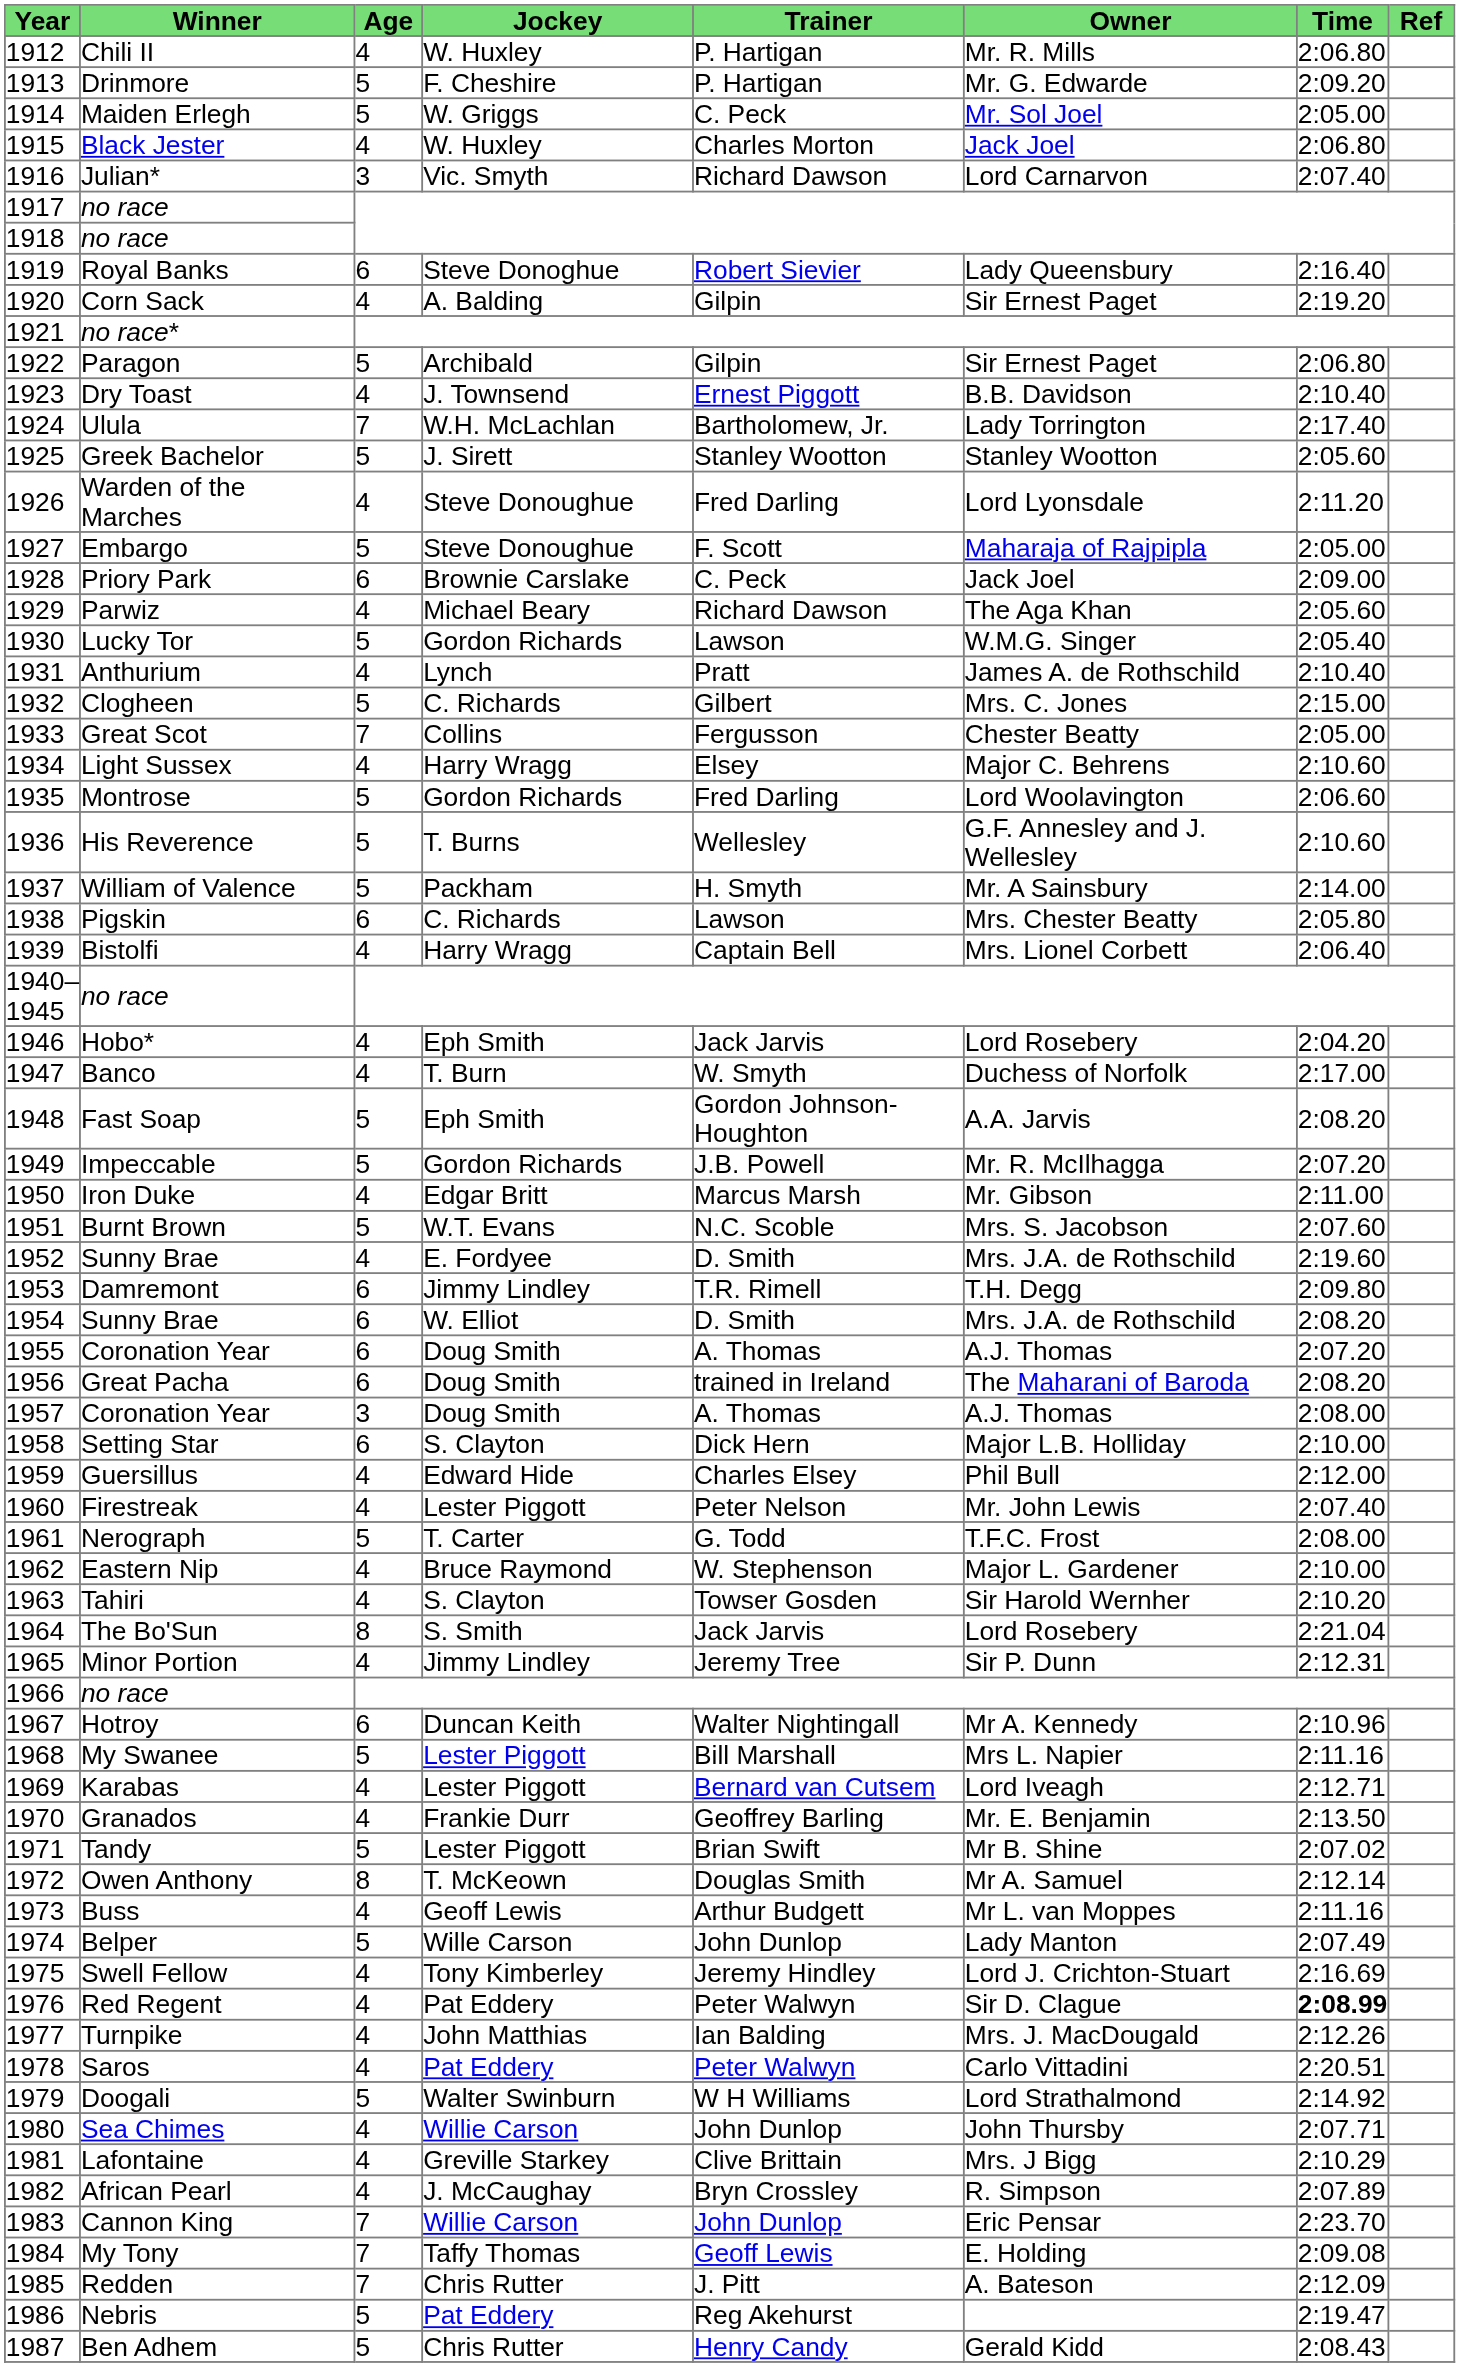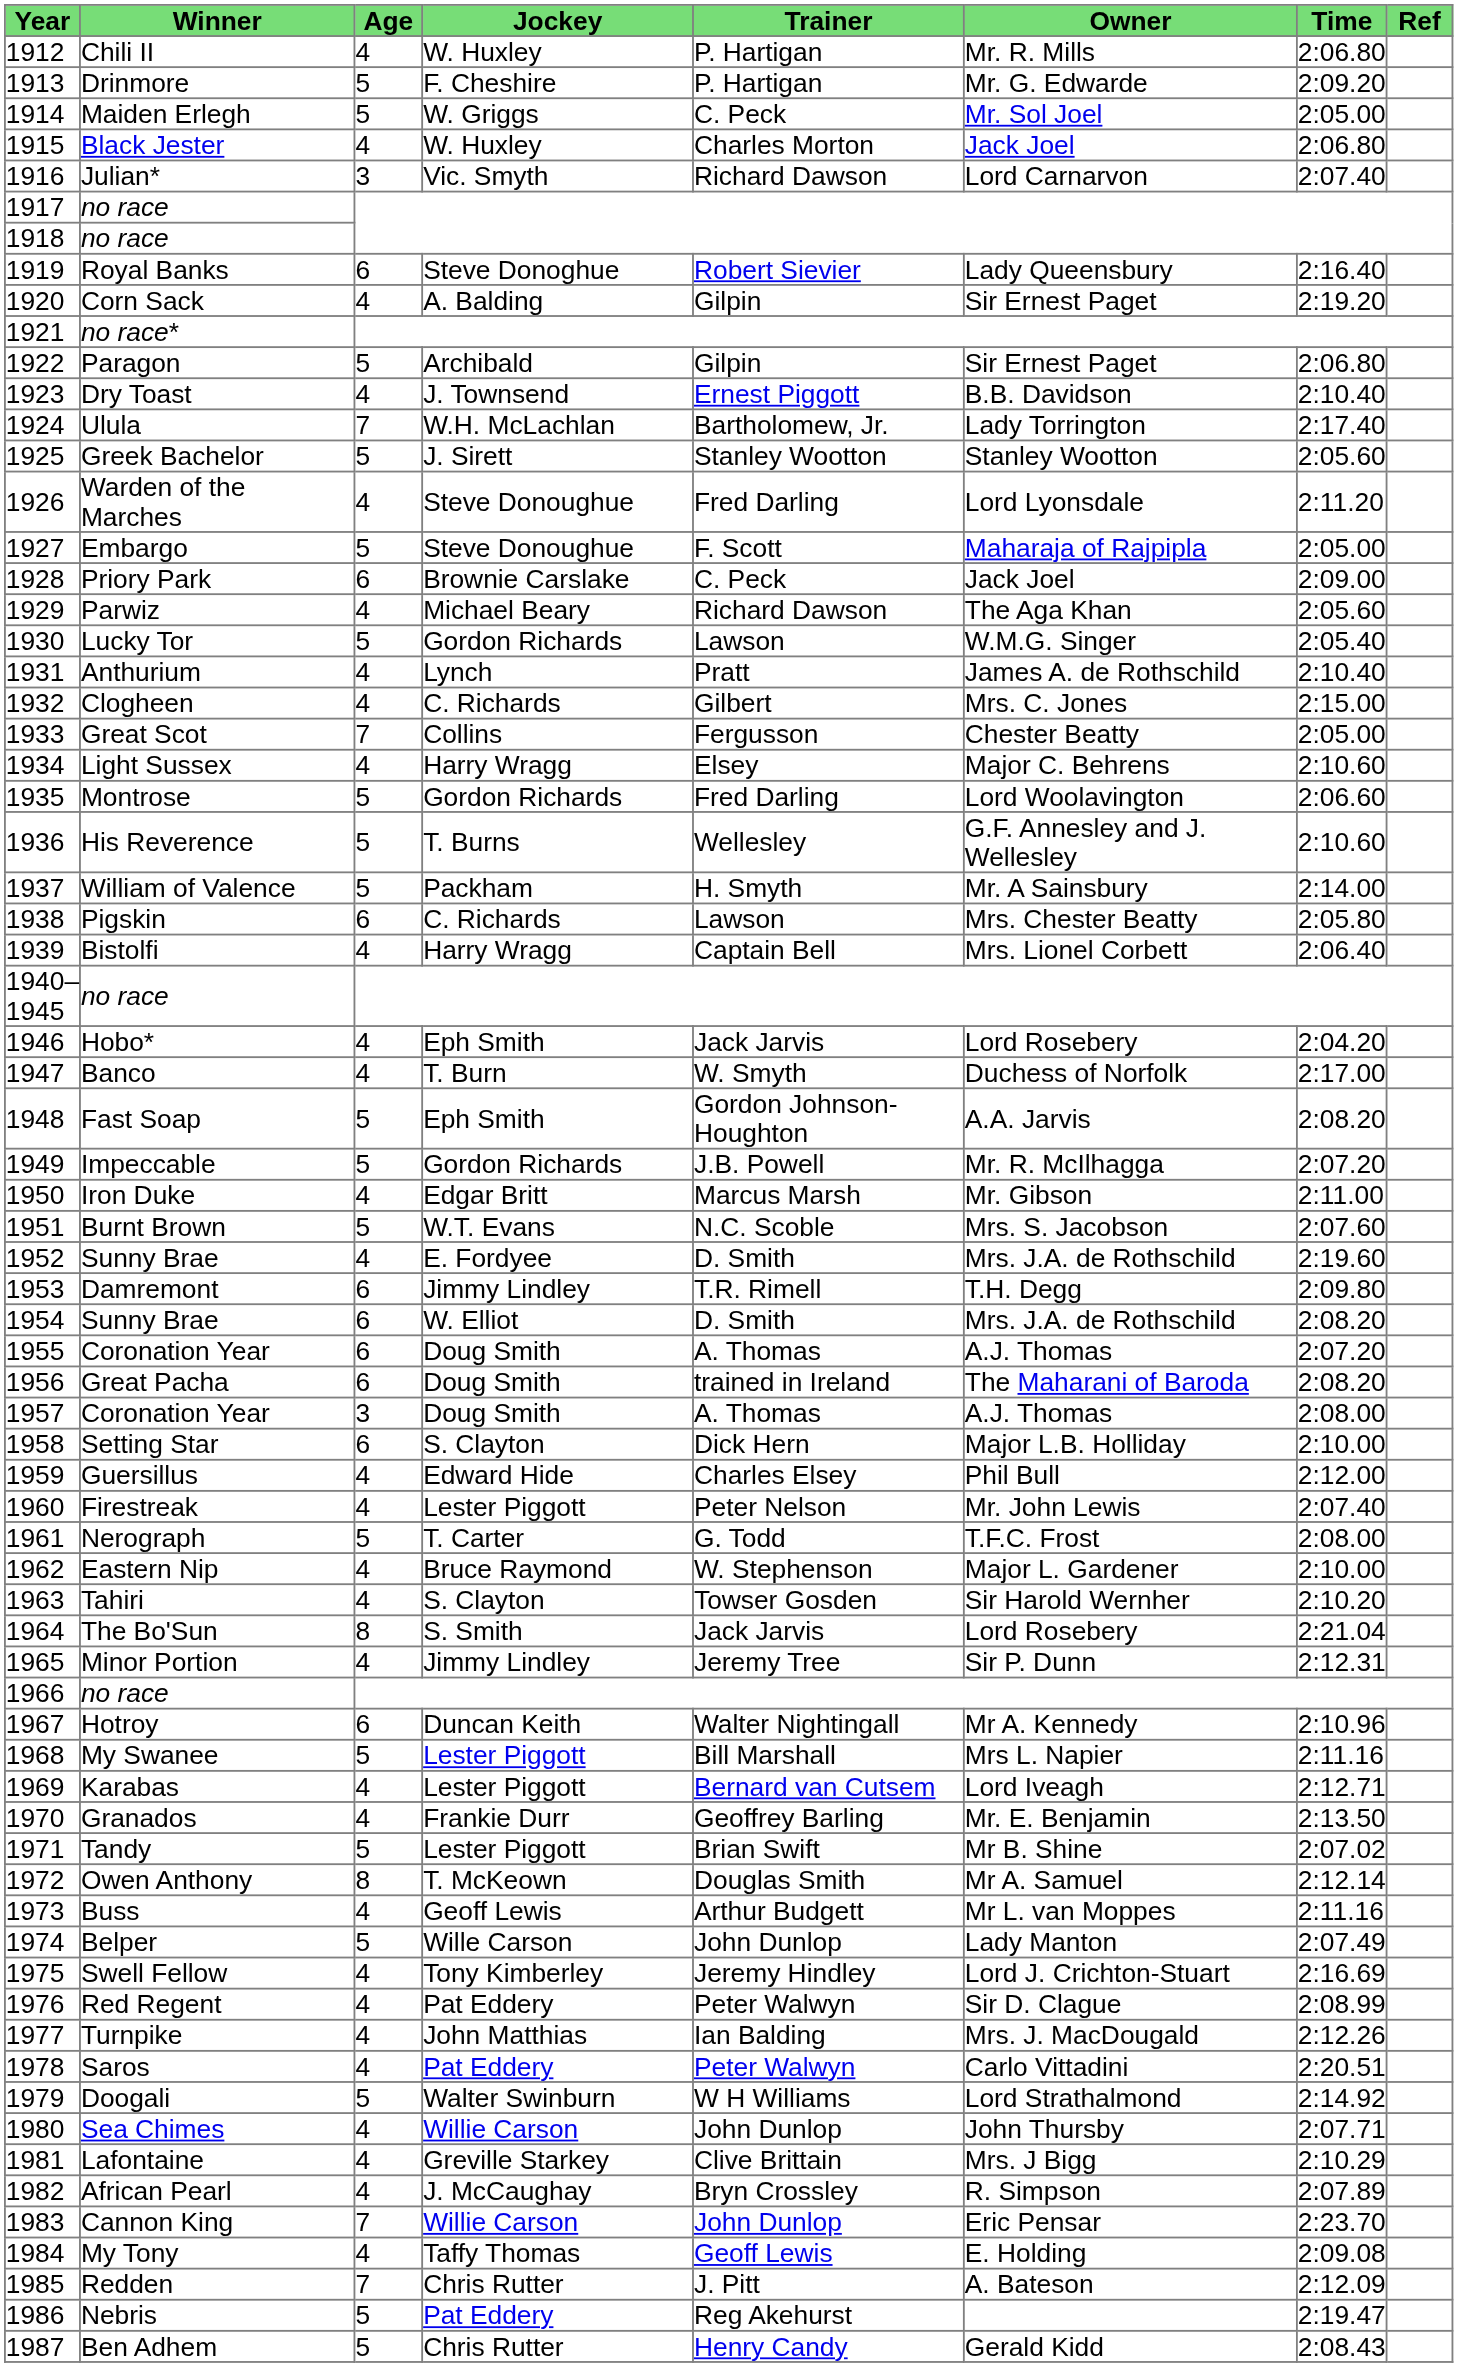(363, 703) 5 -> (363, 703) 4
(1343, 2004) bold -> (1342, 2004) normal
(363, 2253) 7 -> (363, 2253) 4
